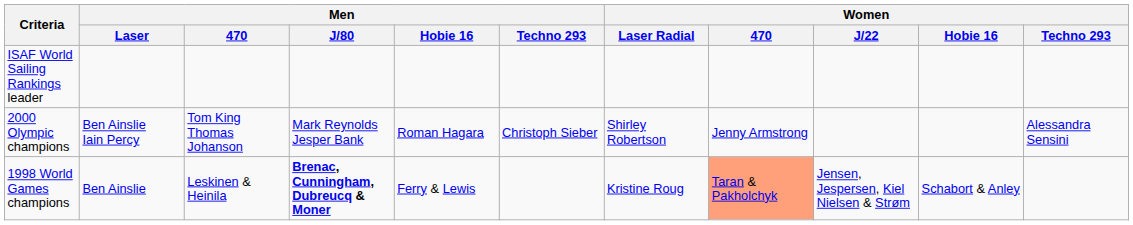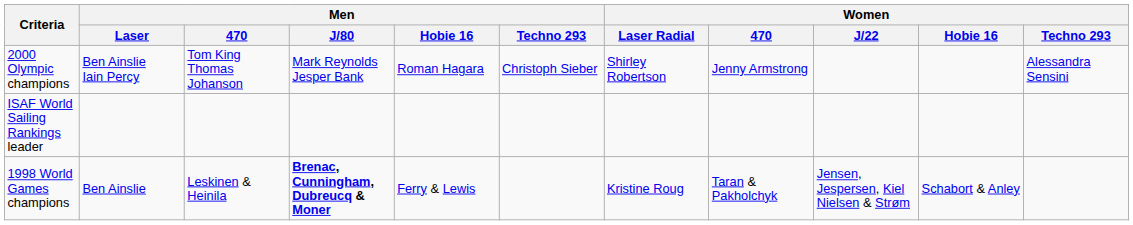rows swapped: (40, 77) <-> (38, 133)
(745, 189) lightsalmon background -> (745, 189) no background
